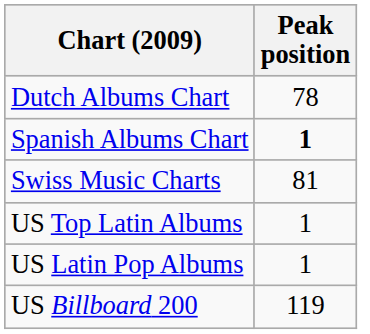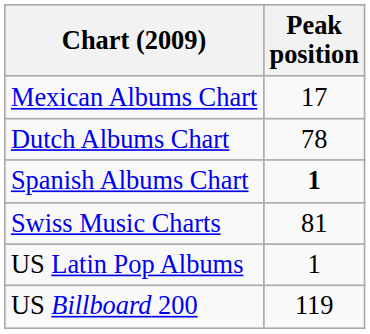+ row: (134, 97)
- row: (127, 222)
